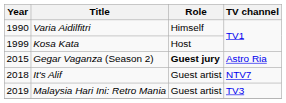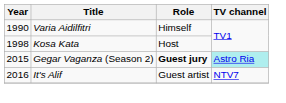(18, 43) 1999 -> (18, 43) 1998
(246, 59) no background -> (234, 59) paleturquoise background
(18, 75) 2018 -> (18, 75) 2016
- row: (100, 91)
